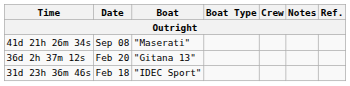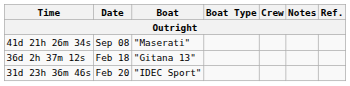(112, 58) Feb 20 -> (112, 58) Feb 18
(112, 73) Feb 18 -> (112, 73) Feb 20
